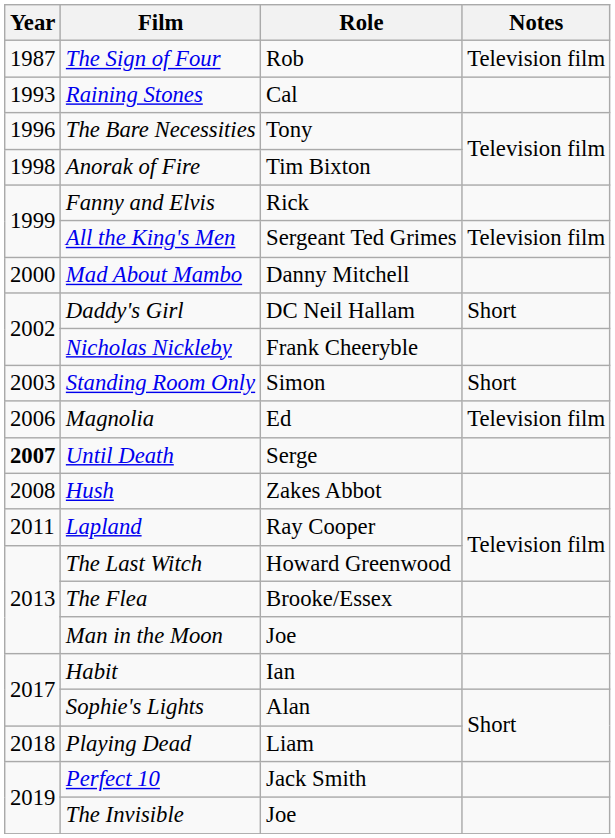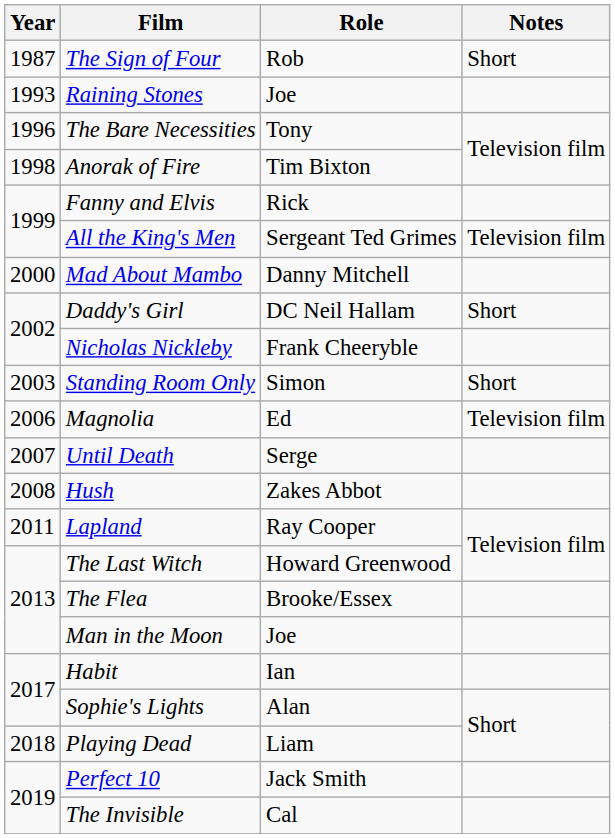(536, 58) Television film -> (492, 58) Short
(282, 94) Cal -> (281, 94) Joe
(33, 454) bold -> (33, 454) normal
(281, 815) Joe -> (282, 815) Cal
